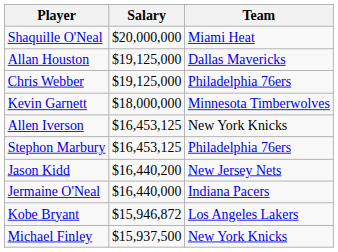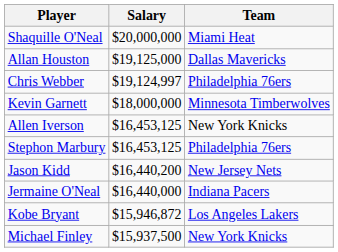(147, 81) $19,125,000 -> (147, 81) $19,124,997
